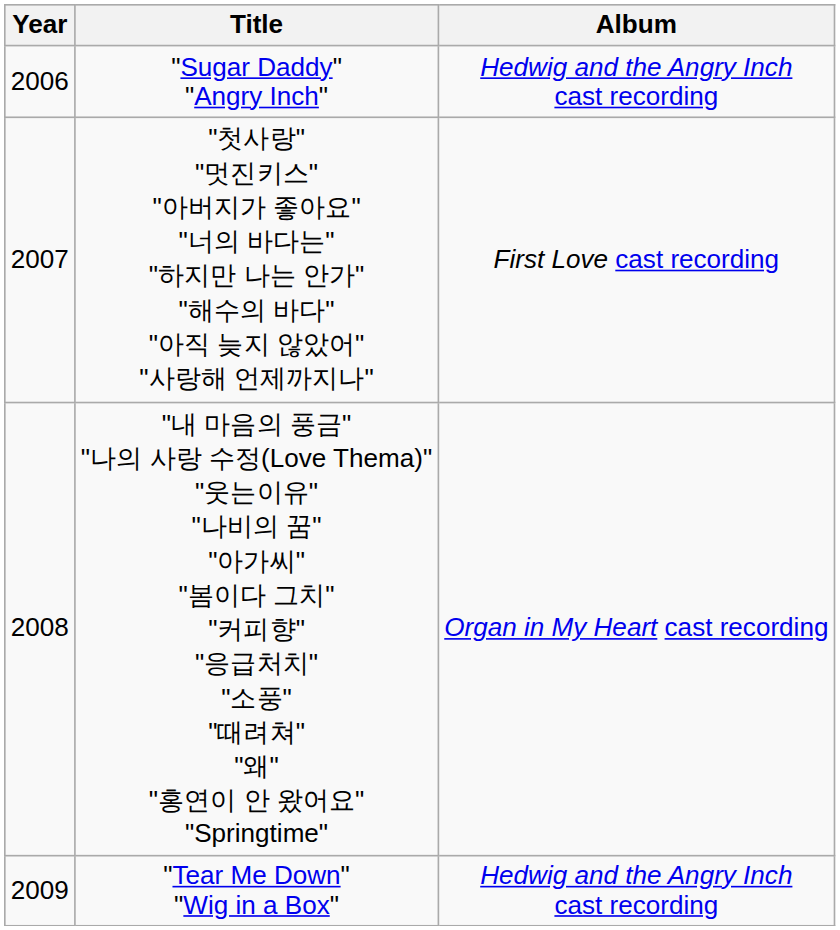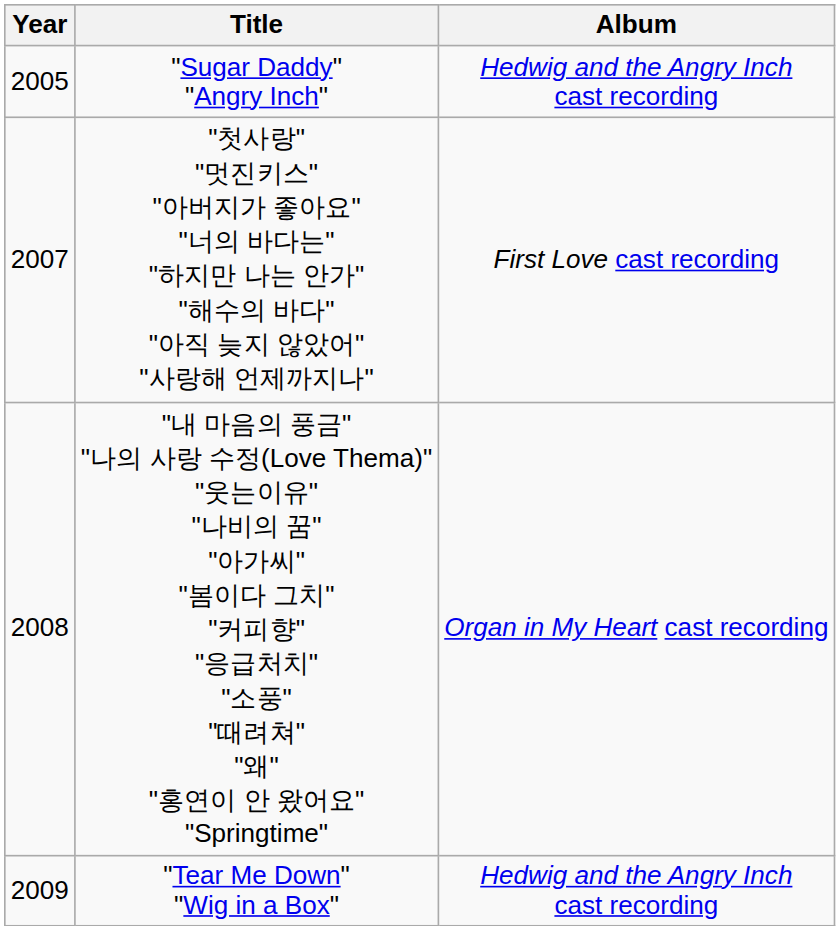(40, 81) 2006 -> (40, 81) 2005
